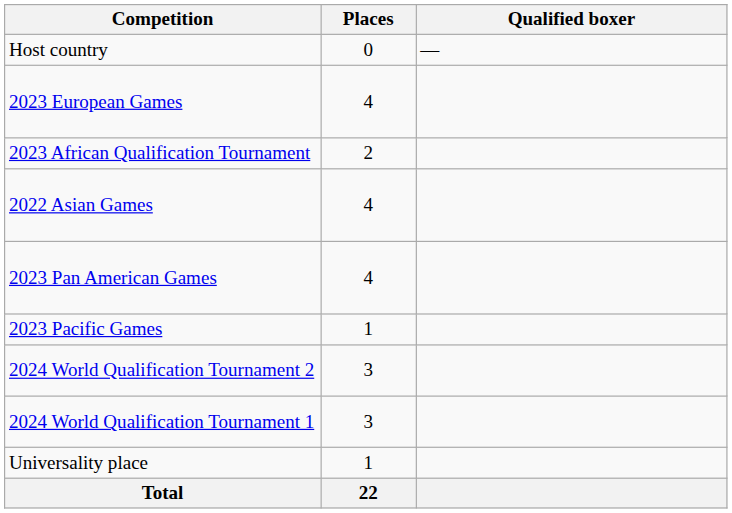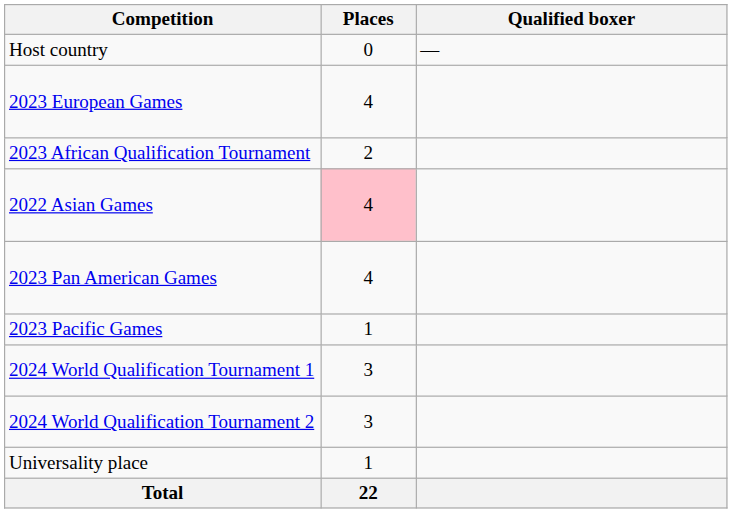(368, 204) no background -> (368, 204) pink background
rows swapped: (162, 421) <-> (162, 370)
